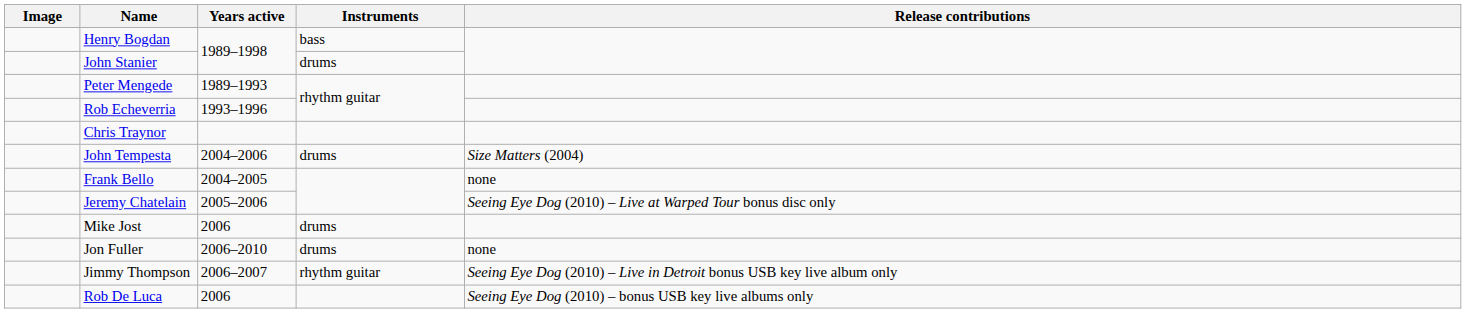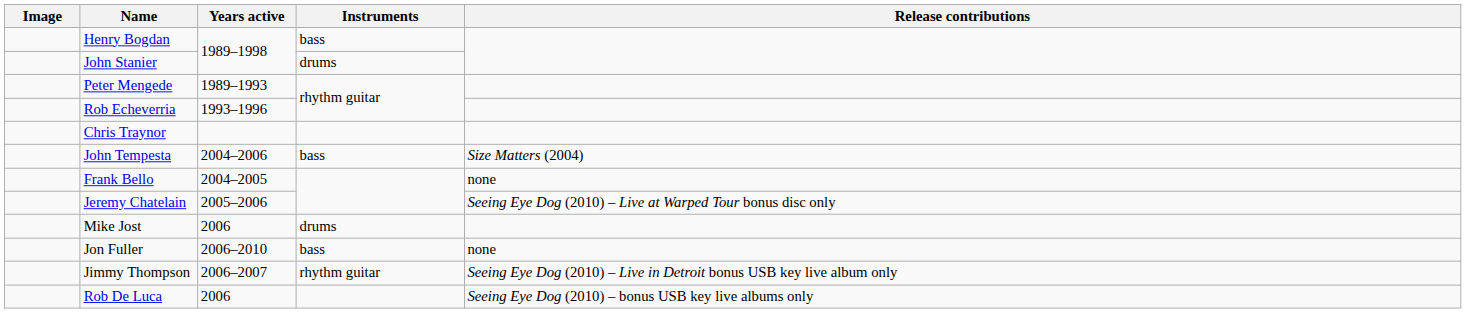(318, 156) drums -> (312, 156) bass
(318, 249) drums -> (312, 249) bass
